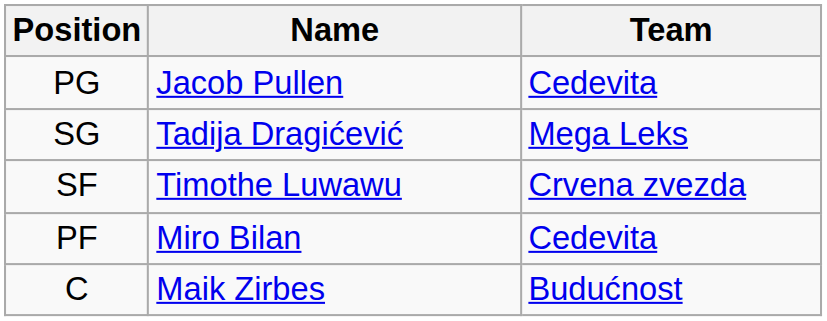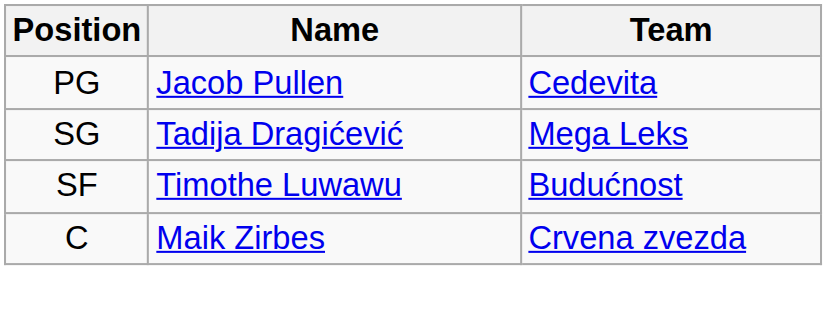(637, 185) Crvena zvezda -> (605, 185) Budućnost
- row: (77, 237)
(605, 289) Budućnost -> (637, 237) Crvena zvezda
